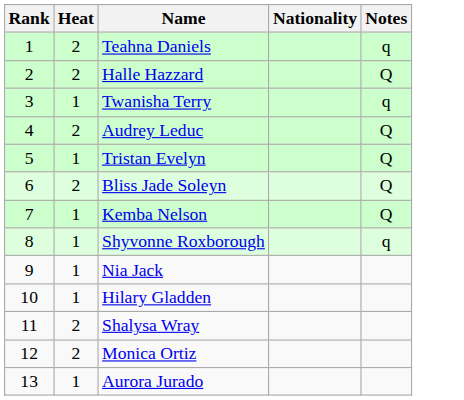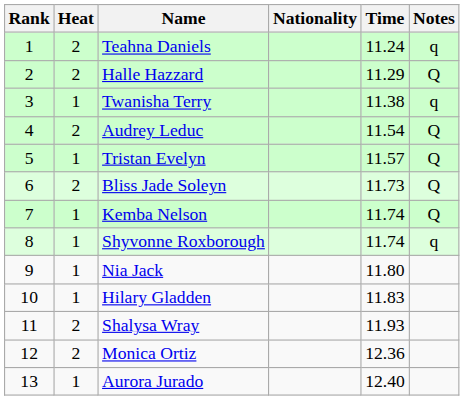+ column: (385, 18)
